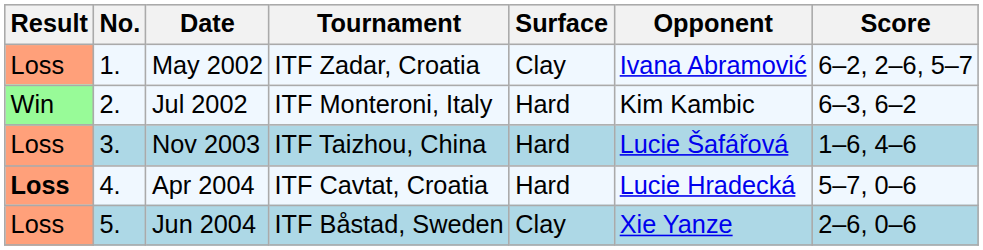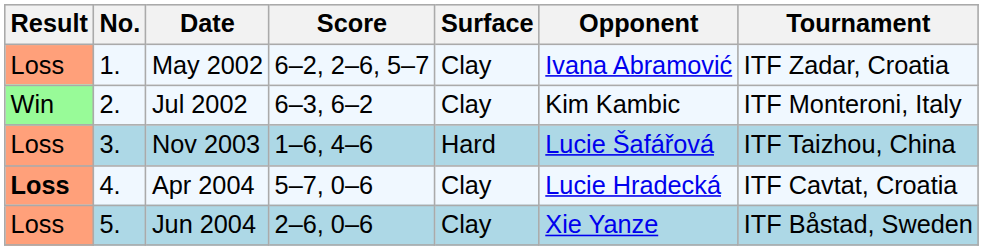columns swapped: (389, 24) <-> (896, 24)
(543, 104) Hard -> (466, 104) Clay
(543, 184) Hard -> (466, 184) Clay
